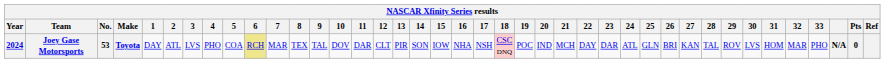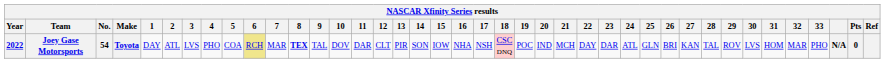(15, 46) 2024 -> (15, 46) 2022
(105, 46) 53 -> (104, 46) 54
(299, 46) normal -> (299, 46) bold
